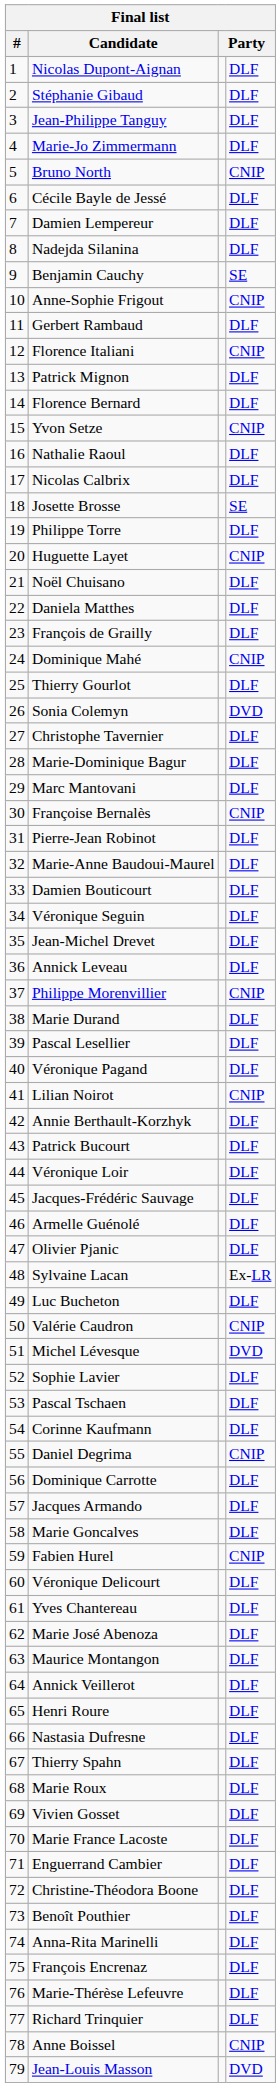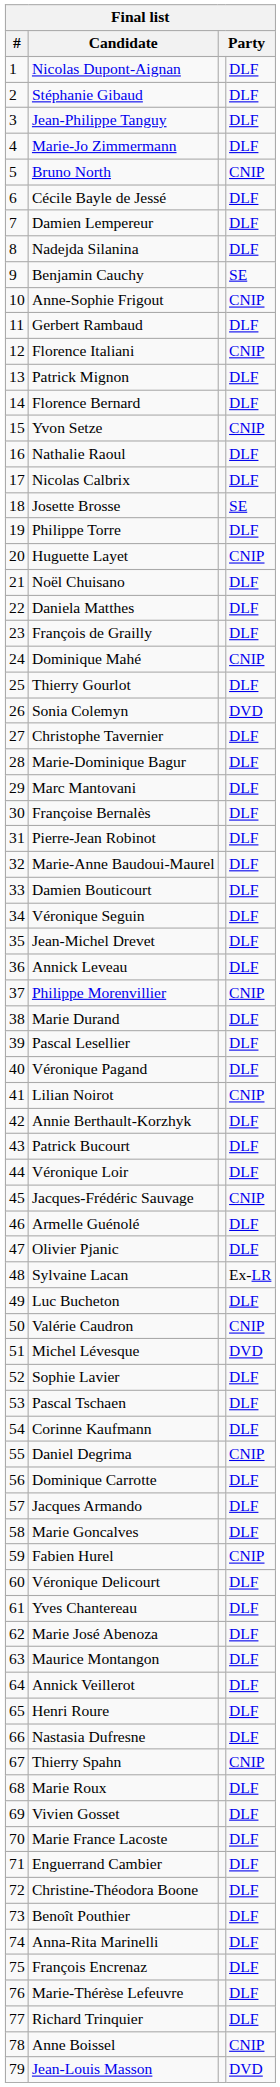(247, 813) CNIP -> (244, 813) DLF
(244, 1197) DLF -> (247, 1197) CNIP
(244, 1762) DLF -> (247, 1762) CNIP
